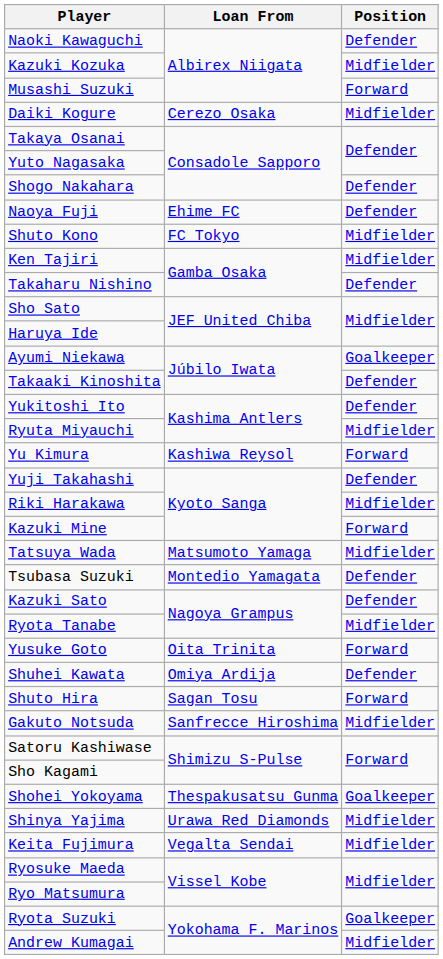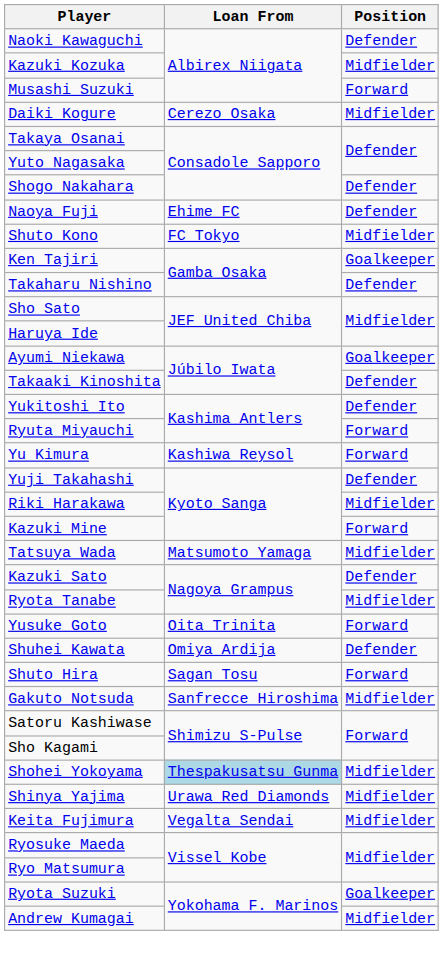(390, 260) Midfielder -> (390, 260) Goalkeeper
(390, 431) Midfielder -> (377, 431) Forward
- row: (71, 577)
(253, 796) no background -> (253, 772) lightblue background
(390, 796) Goalkeeper -> (390, 772) Midfielder
